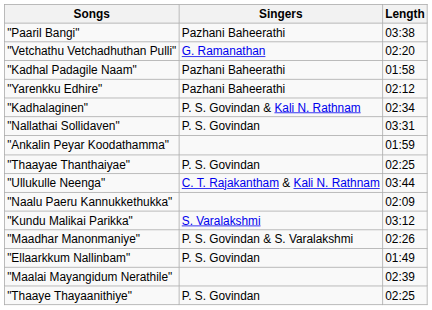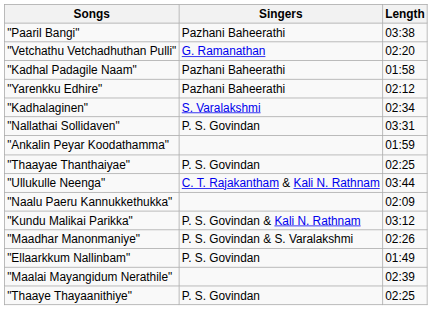(271, 108) P. S. Govindan & Kali N. Rathnam -> (221, 108) S. Varalakshmi
(221, 220) S. Varalakshmi -> (271, 220) P. S. Govindan & Kali N. Rathnam
